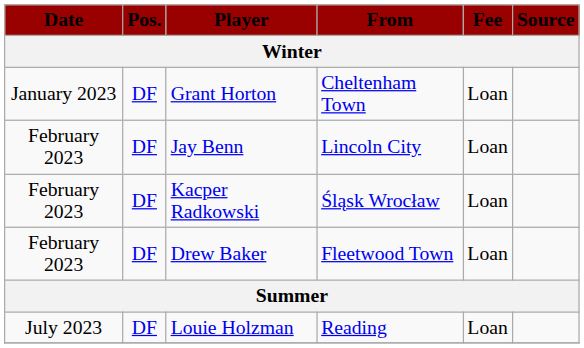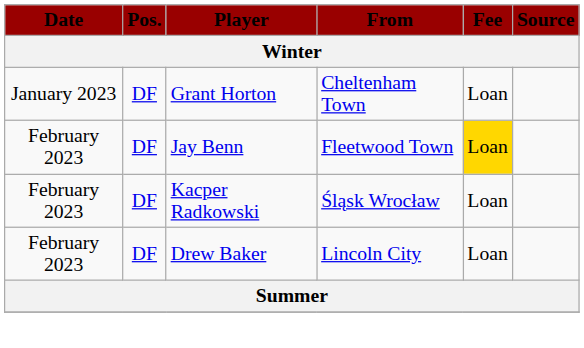(371, 146) Lincoln City -> (387, 146) Fleetwood Town
(488, 146) no background -> (488, 146) gold background
(387, 253) Fleetwood Town -> (371, 253) Lincoln City
- row: (232, 327)
